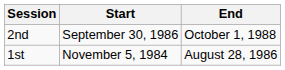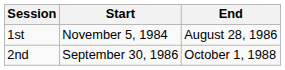rows swapped: (16, 55) <-> (18, 34)
